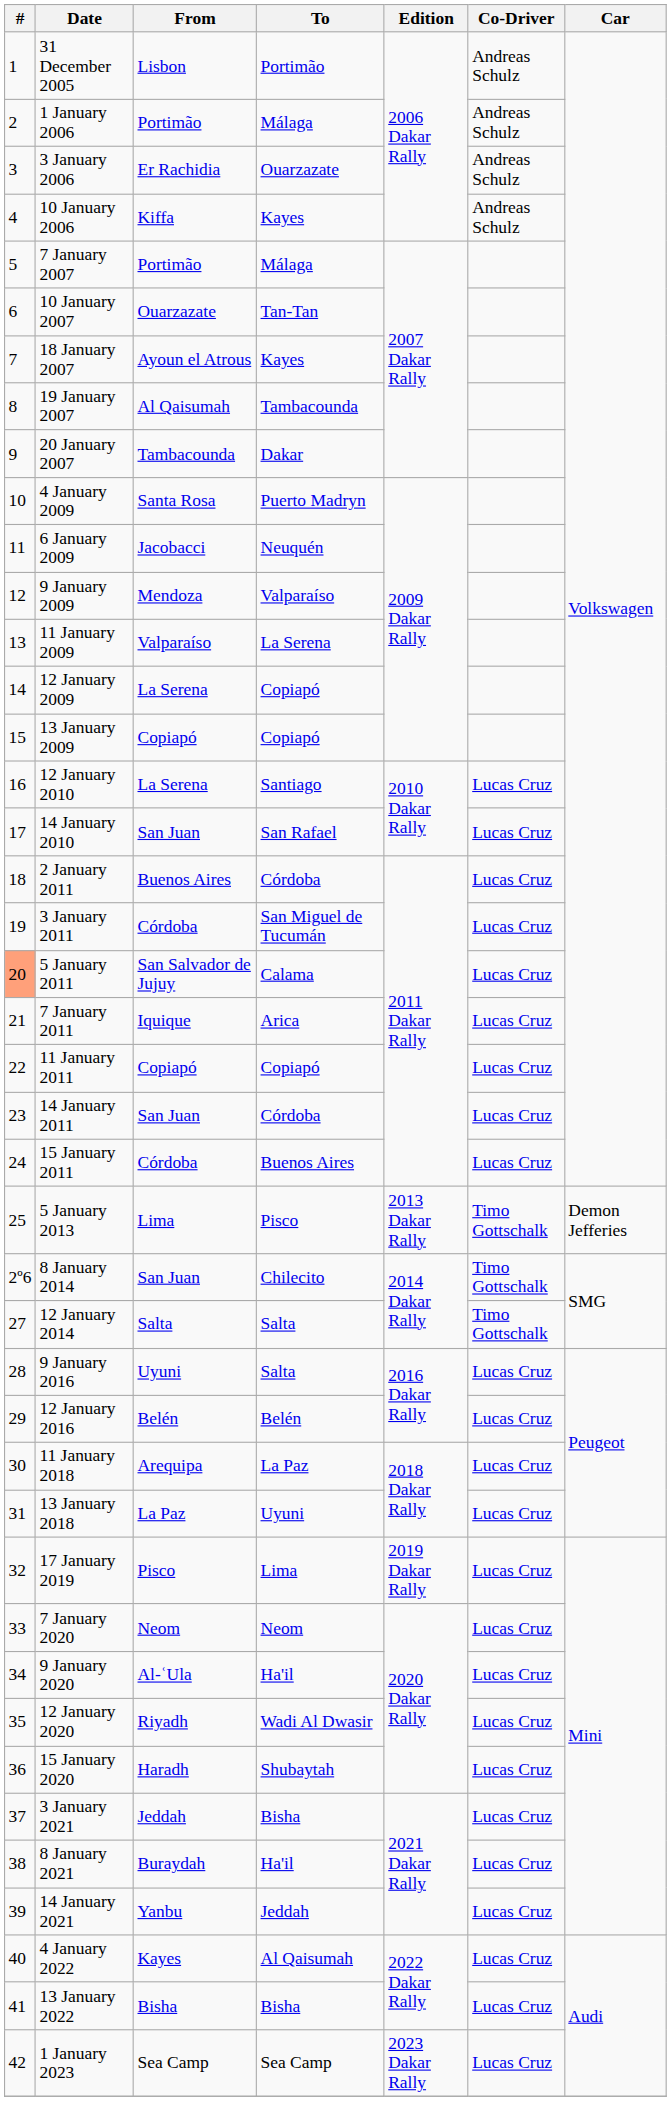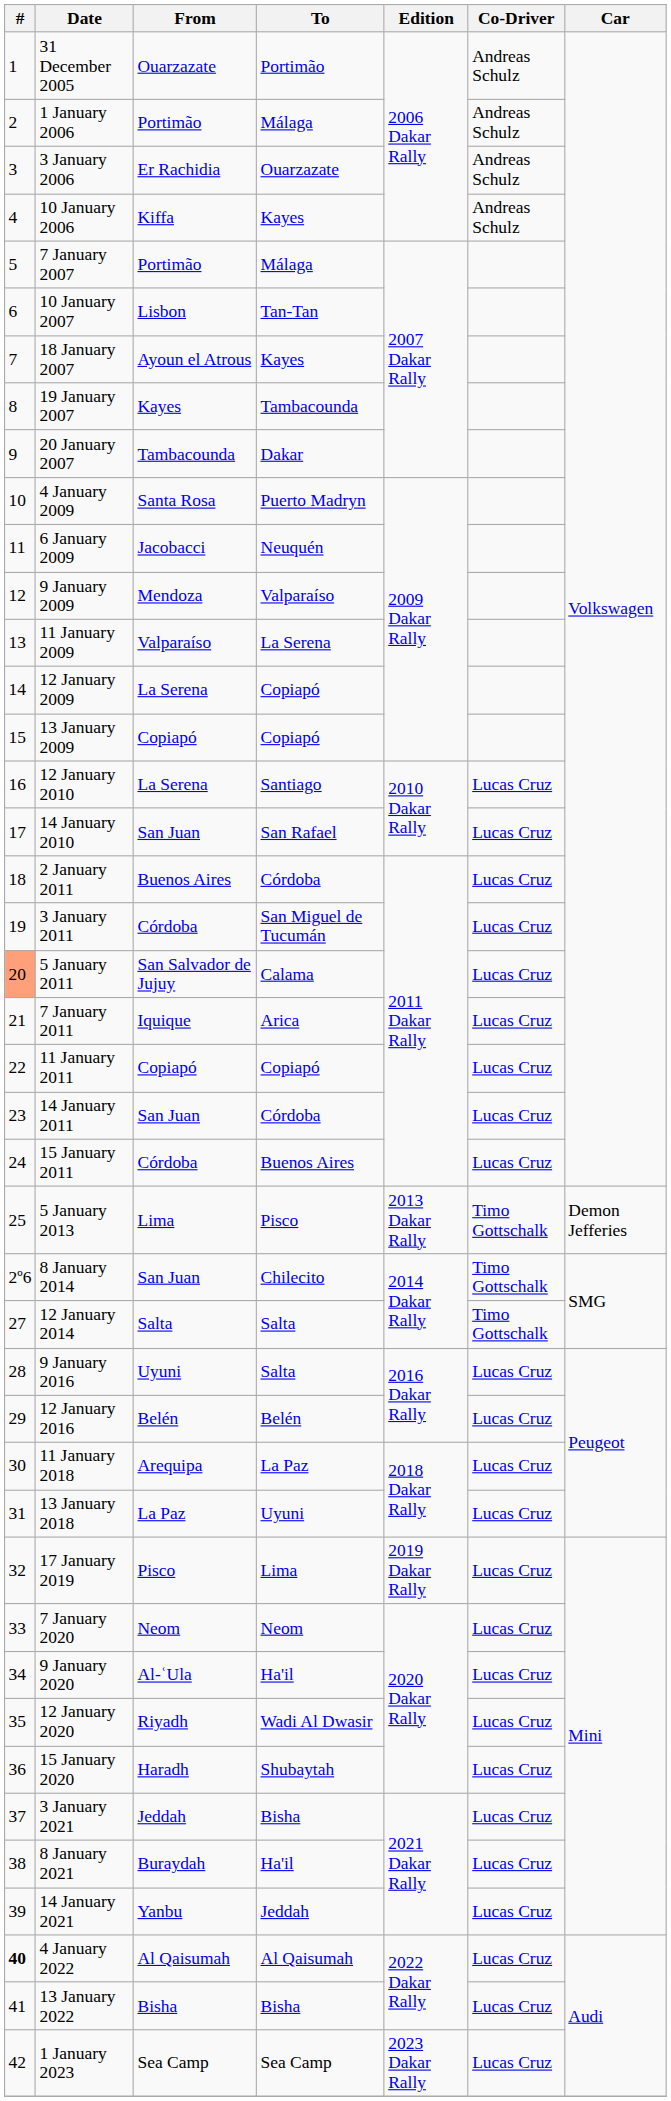(162, 65) Lisbon -> (177, 65) Ouarzazate
(177, 311) Ouarzazate -> (162, 311) Lisbon
(184, 406) Al Qaisumah -> (159, 406) Kayes
(17, 1958) normal -> (17, 1958) bold
(159, 1958) Kayes -> (184, 1958) Al Qaisumah
